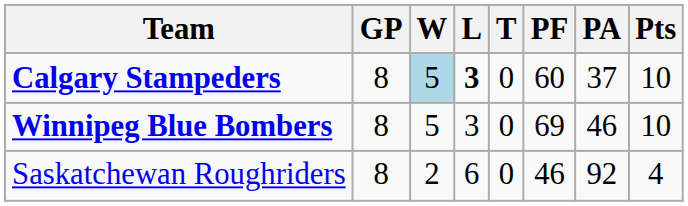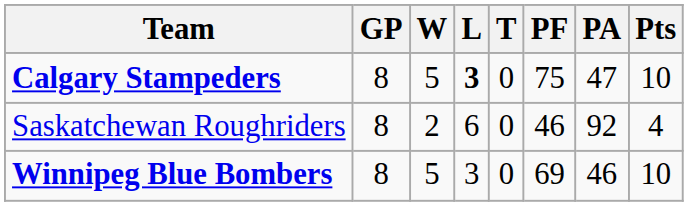(432, 77) lightblue background -> (432, 77) no background
(550, 77) 60 -> (550, 77) 75
(602, 77) 37 -> (602, 77) 47
rows swapped: (172, 126) <-> (179, 175)
